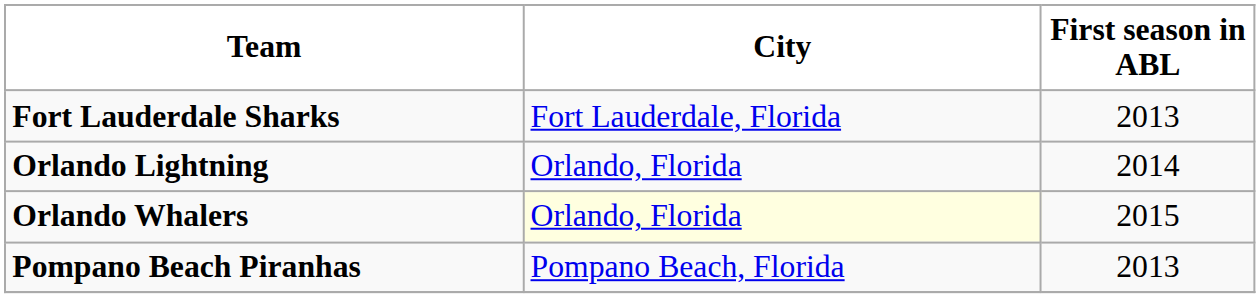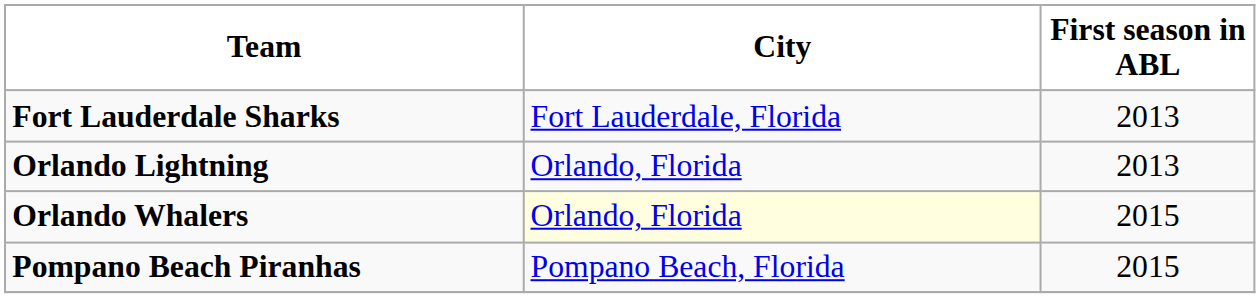(1148, 165) 2014 -> (1148, 165) 2013
(1148, 266) 2013 -> (1148, 266) 2015
